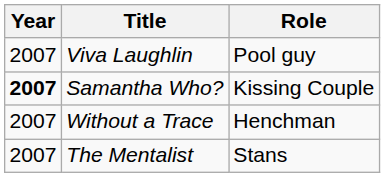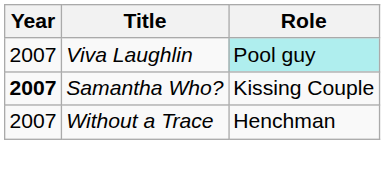(274, 54) no background -> (274, 54) paleturquoise background
- row: (130, 155)
